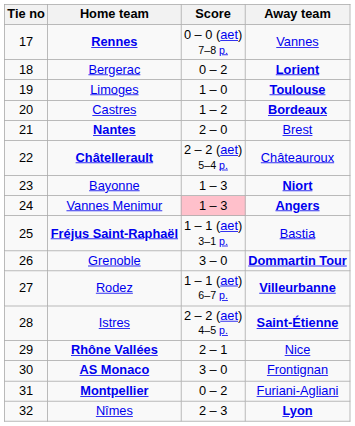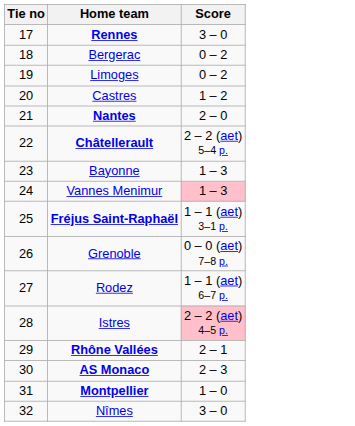- column: (297, 14)
(213, 42) 0 – 0 (aet) 7–8 p. -> (213, 34) 3 – 0
(213, 89) 1 – 0 -> (213, 75) 0 – 2
(213, 260) 3 – 0 -> (213, 253) 0 – 0 (aet) 7–8 p.
(213, 323) no background -> (213, 323) pink background
(213, 370) 3 – 0 -> (213, 370) 2 – 3
(213, 391) 0 – 2 -> (213, 391) 1 – 0
(213, 411) 2 – 3 -> (213, 411) 3 – 0
